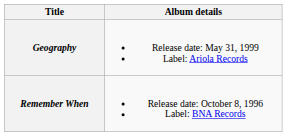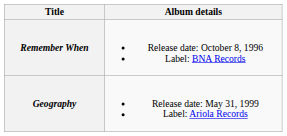rows swapped: (55, 103) <-> (55, 47)
